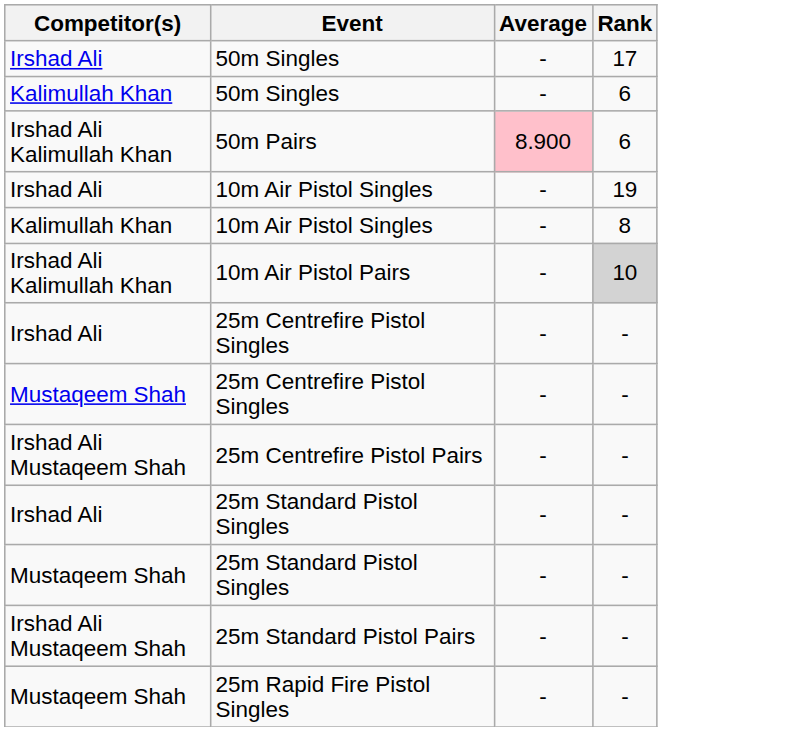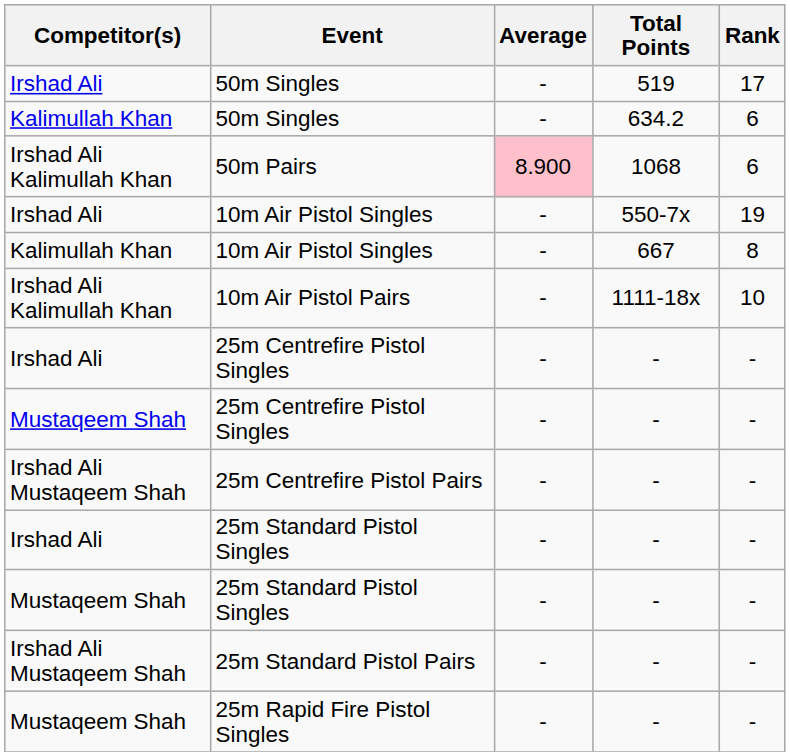+ column: (656, 35)
(625, 273) lightgrey background -> (752, 298) no background
